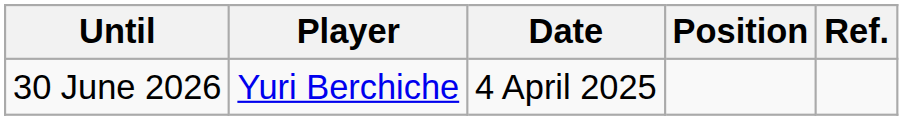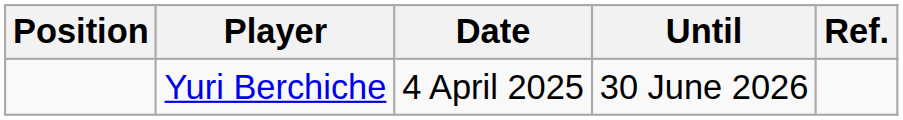columns swapped: (740, 31) <-> (117, 31)
